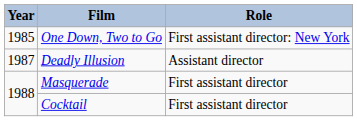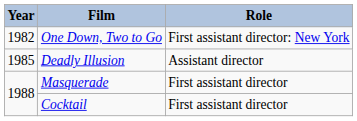(21, 38) 1985 -> (21, 38) 1982
(21, 60) 1987 -> (21, 60) 1985
